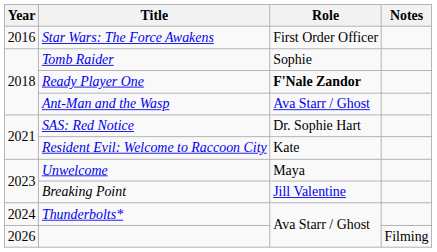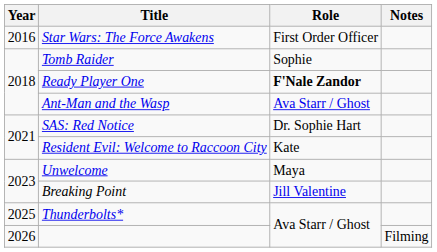(22, 214) 2024 -> (22, 214) 2025
